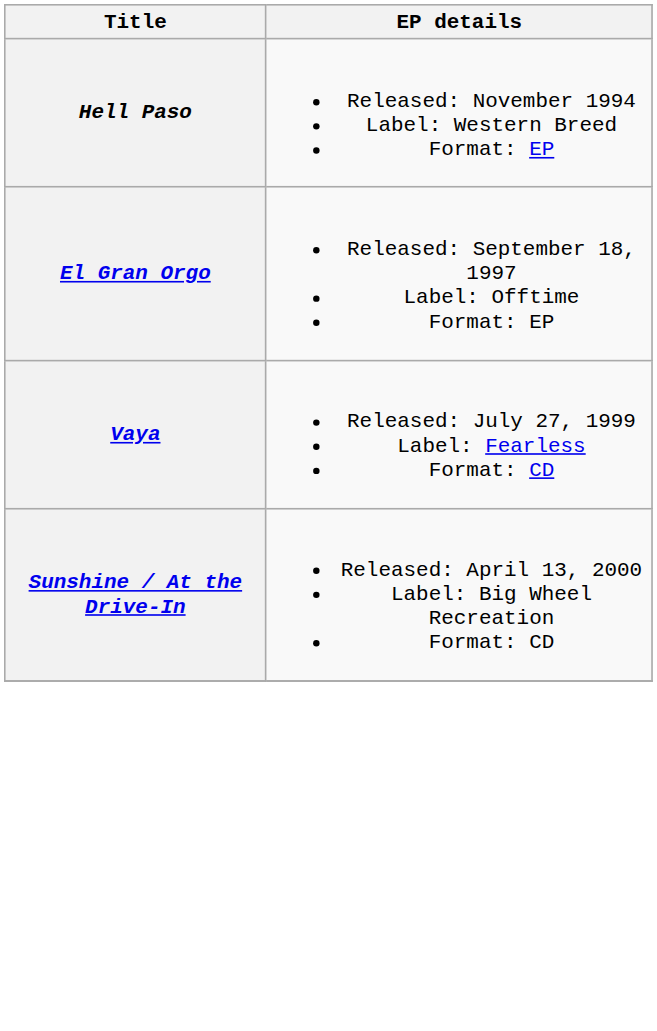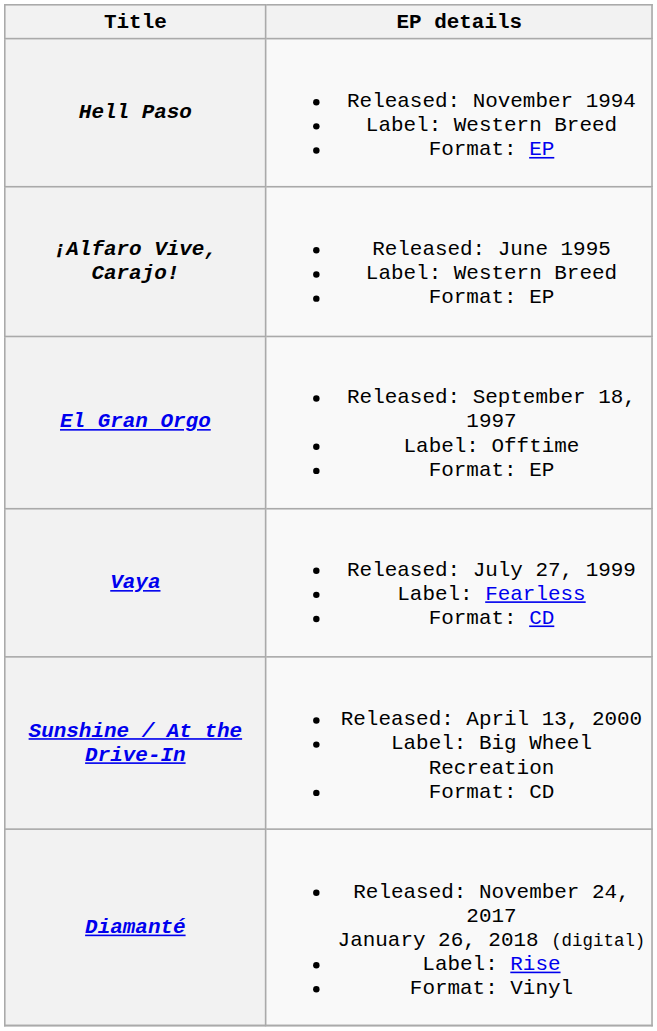+ row: (135, 262)
+ row: (135, 928)
